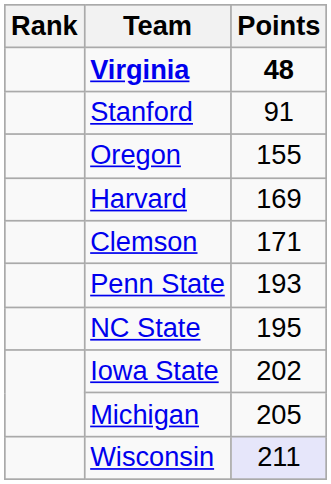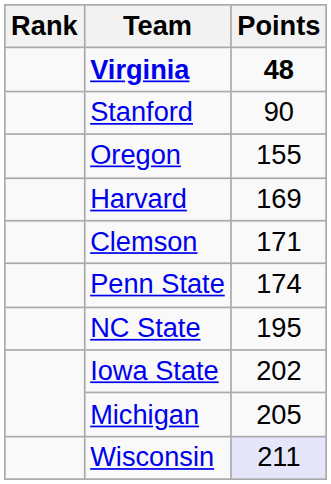(279, 112) 91 -> (279, 112) 90
(279, 284) 193 -> (279, 284) 174
